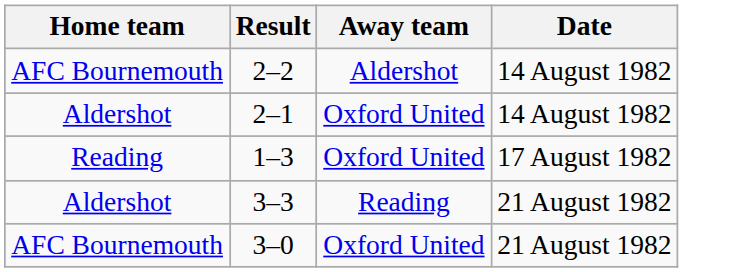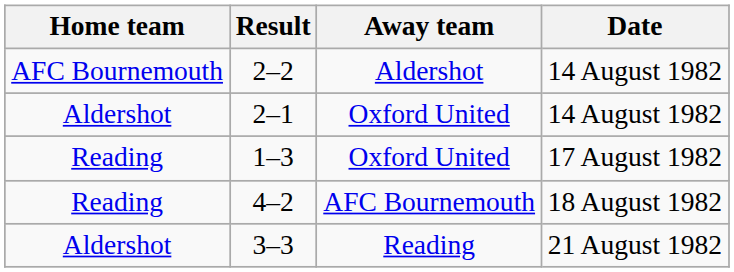+ row: (273, 201)
- row: (273, 245)
